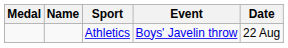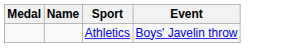- column: (262, 14)
